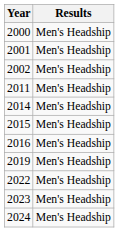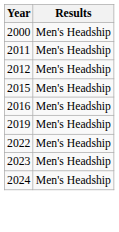- row: (19, 50)
- row: (19, 69)
+ row: (19, 69)
- row: (19, 106)
